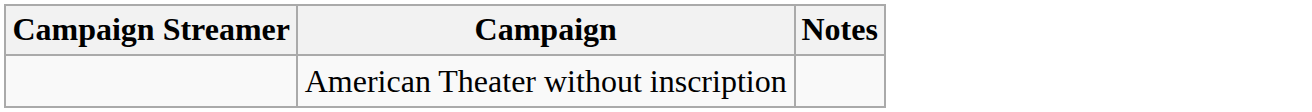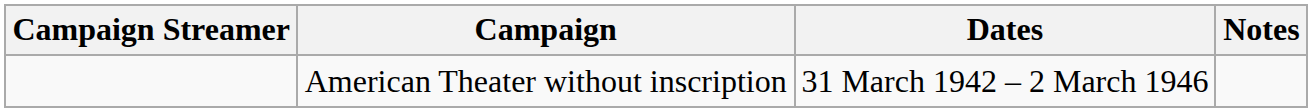+ column: (1005, 29)
